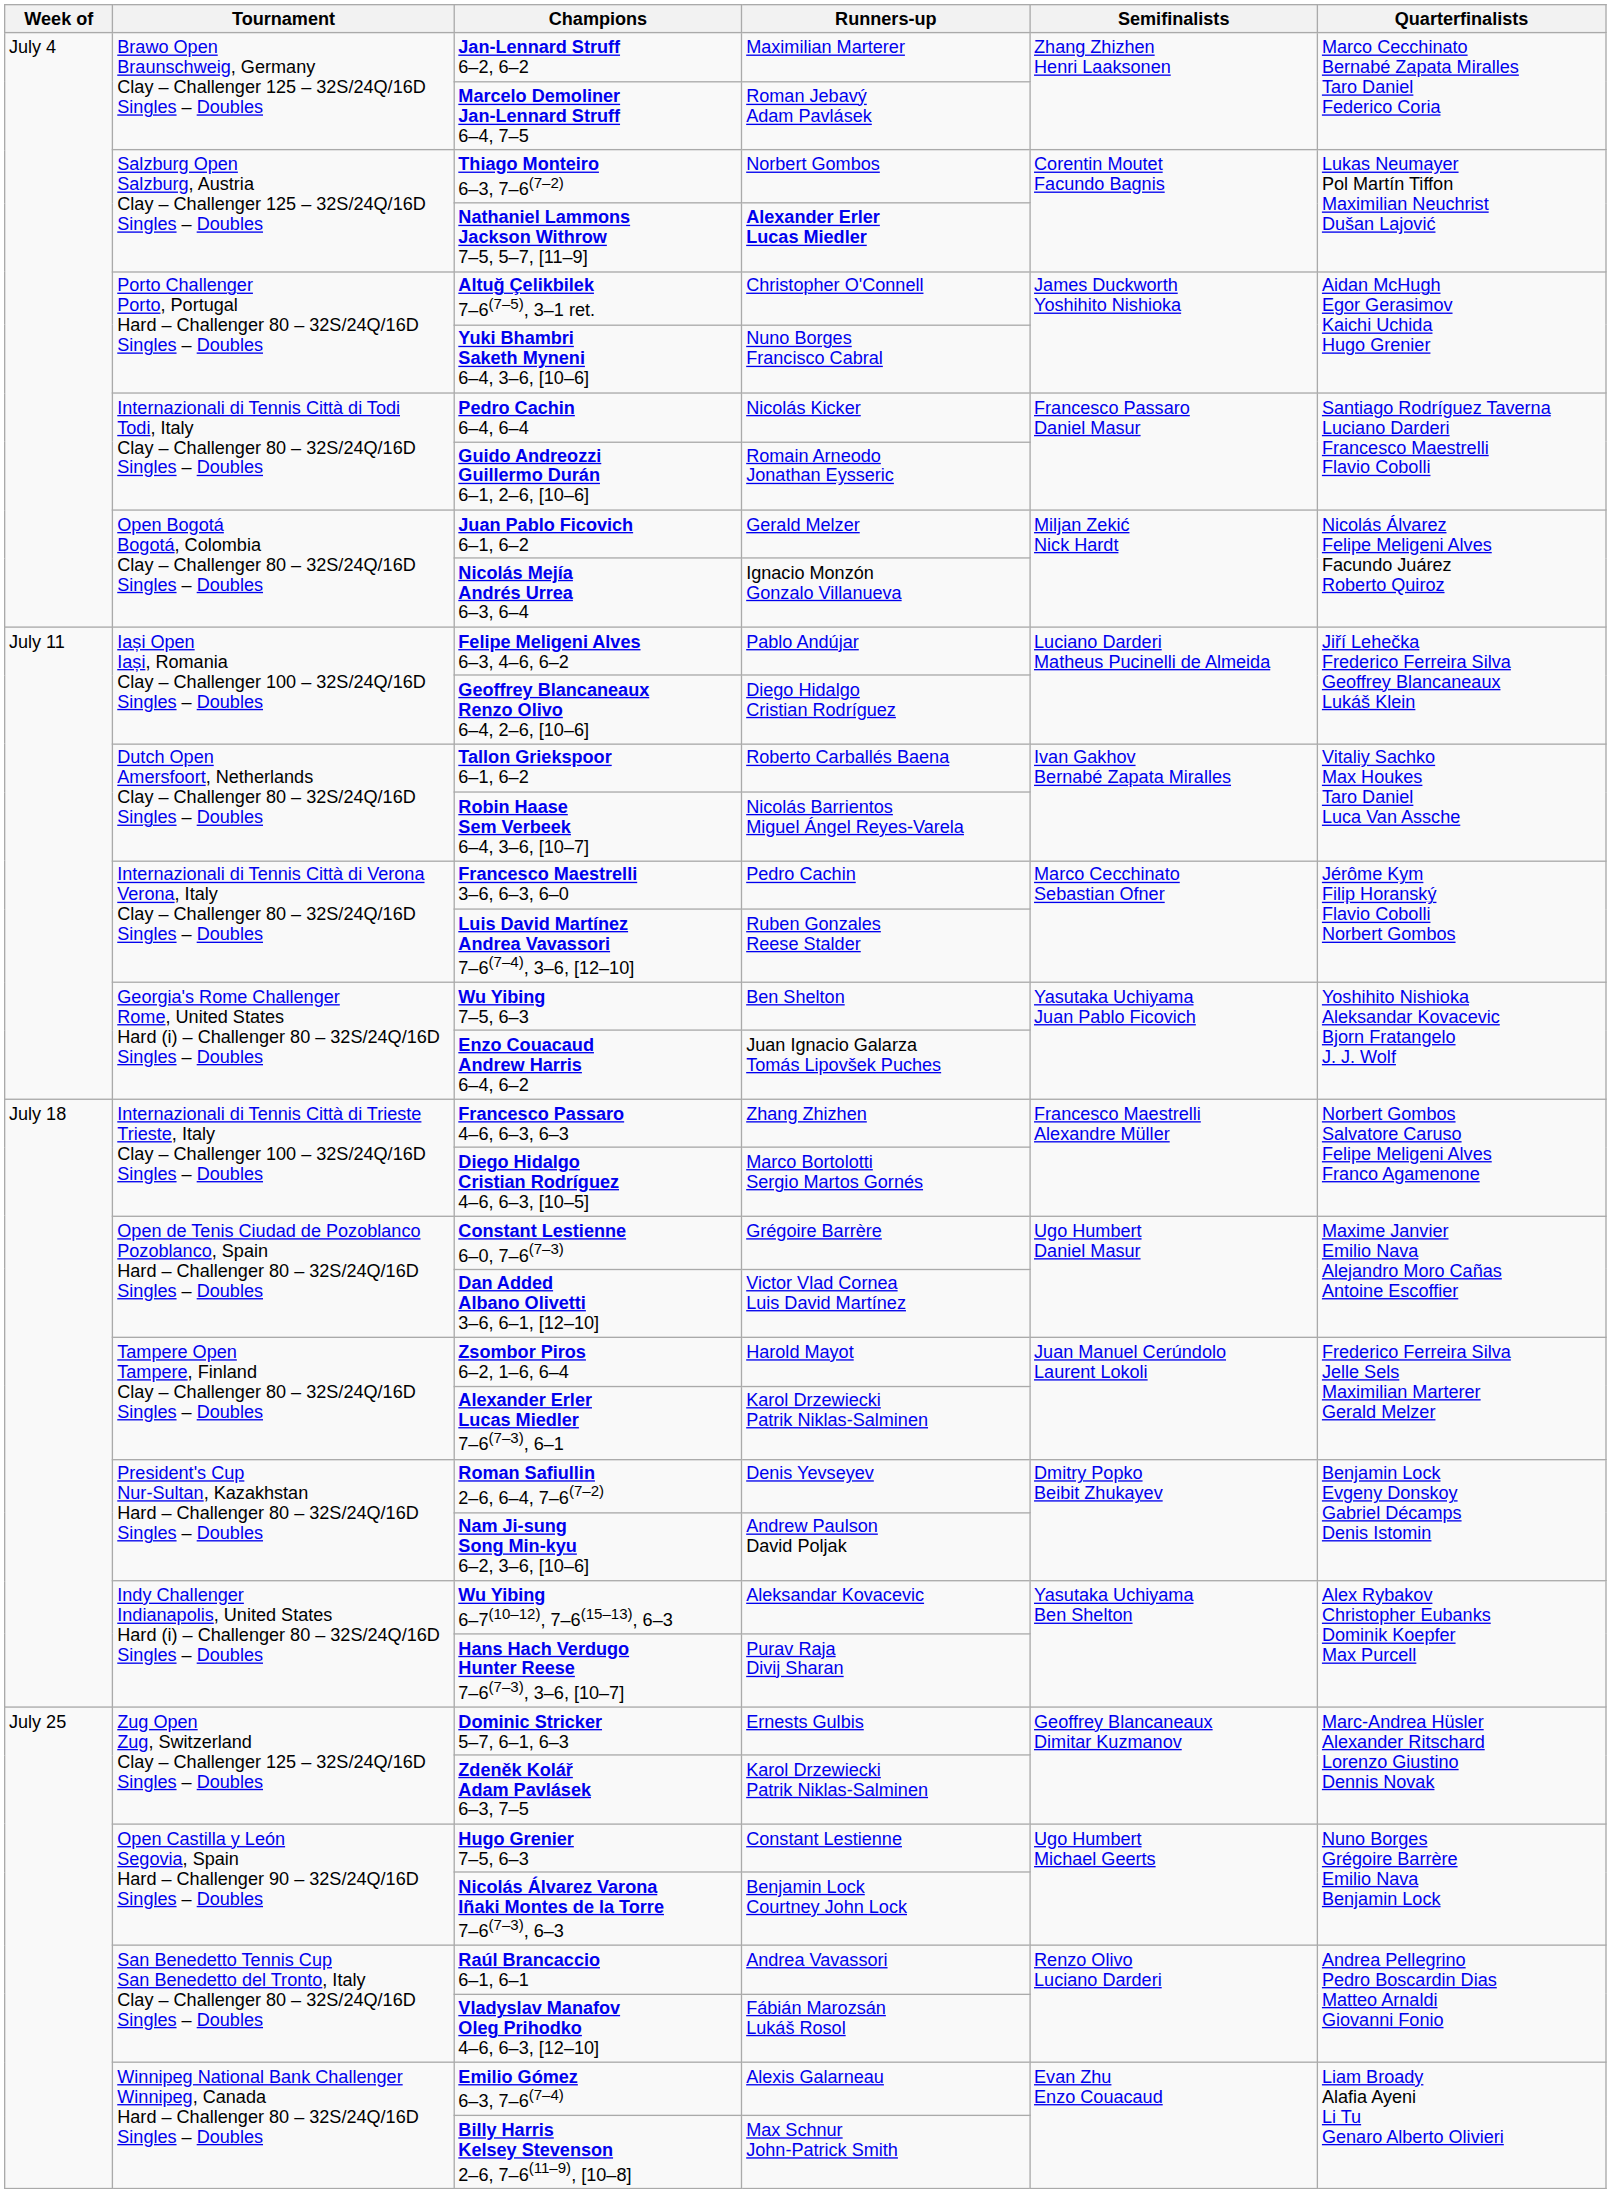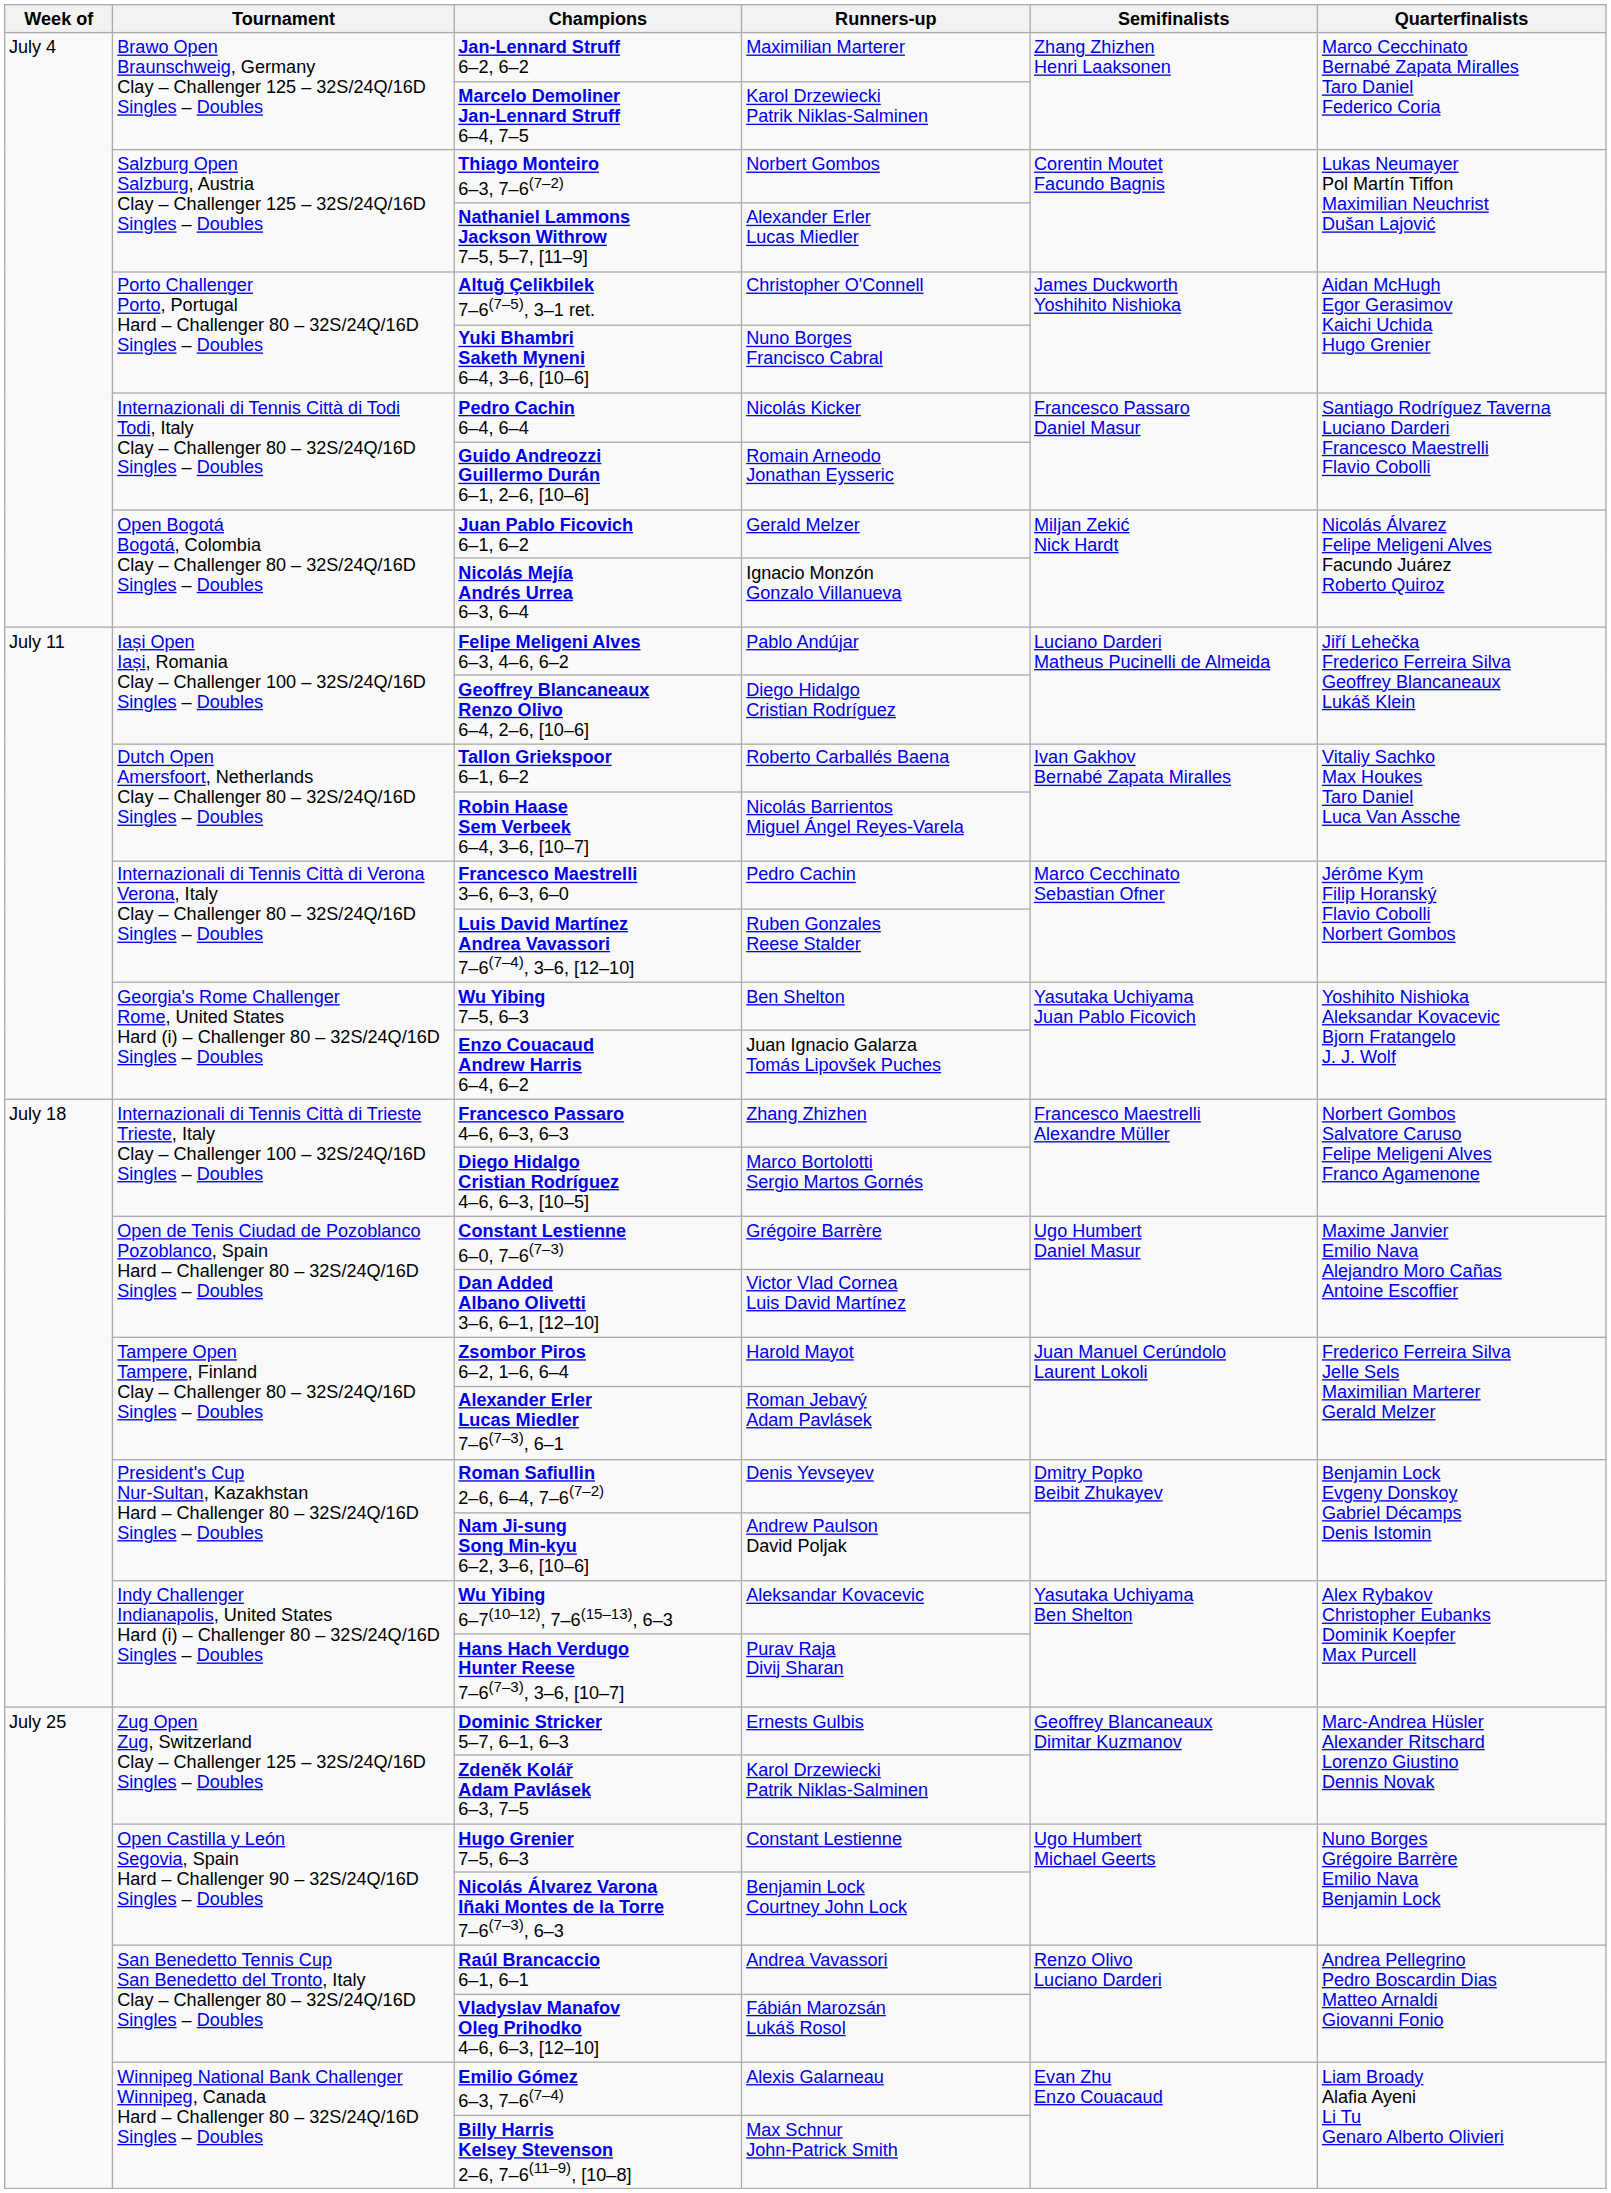(809, 105) Roman Jebavý Adam Pavlásek -> (837, 105) Karol Drzewiecki Patrik Niklas-Salminen
(813, 227) bold -> (808, 227) normal
(837, 1410) Karol Drzewiecki Patrik Niklas-Salminen -> (809, 1410) Roman Jebavý Adam Pavlásek
